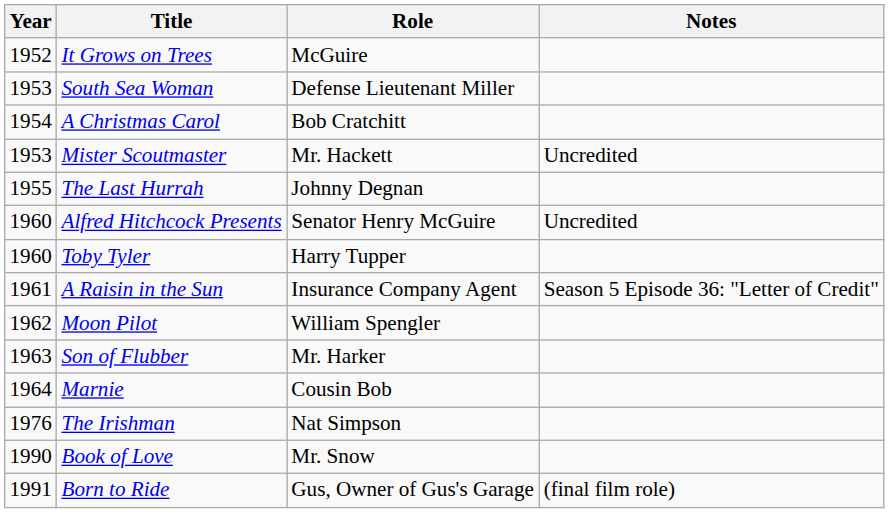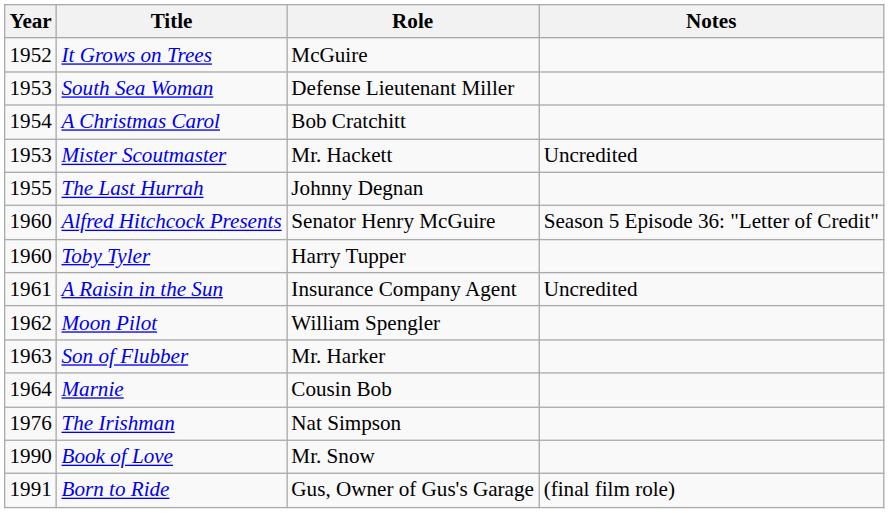(591, 222) Uncredited -> (711, 222) Season 5 Episode 36: "Letter of Credit"
(711, 289) Season 5 Episode 36: "Letter of Credit" -> (591, 289) Uncredited
